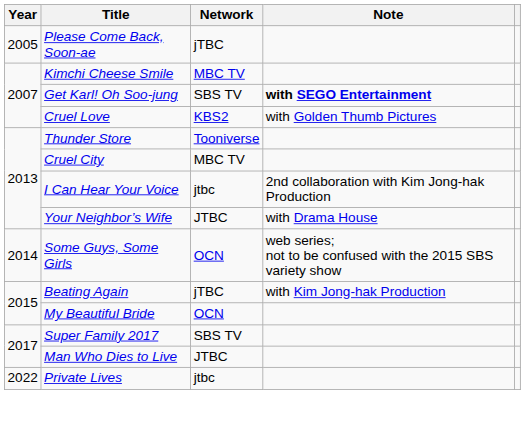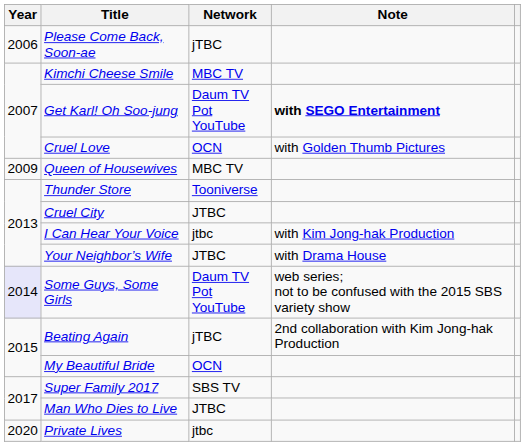(23, 44) 2005 -> (23, 44) 2006
(218, 95) SBS TV -> (220, 110) Daum TV Pot YouTube
(211, 116) KBS2 -> (207, 147) OCN
+ row: (111, 169)
(219, 159) MBC TV -> (209, 212) JTBC
(375, 189) 2nd collaboration with Kim Jong-hak Production -> (364, 233) with Kim Jong-hak Production
(23, 255) no background -> (23, 292) lavender background
(209, 255) OCN -> (220, 292) Daum TV Pot YouTube
(356, 292) with Kim Jong-hak Production -> (384, 336) 2nd collaboration with Kim Jong-hak Production
(23, 378) 2022 -> (23, 430) 2020
